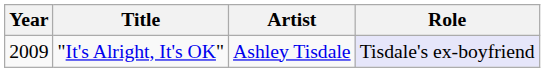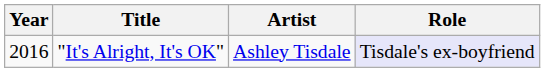(29, 51) 2009 -> (29, 51) 2016
